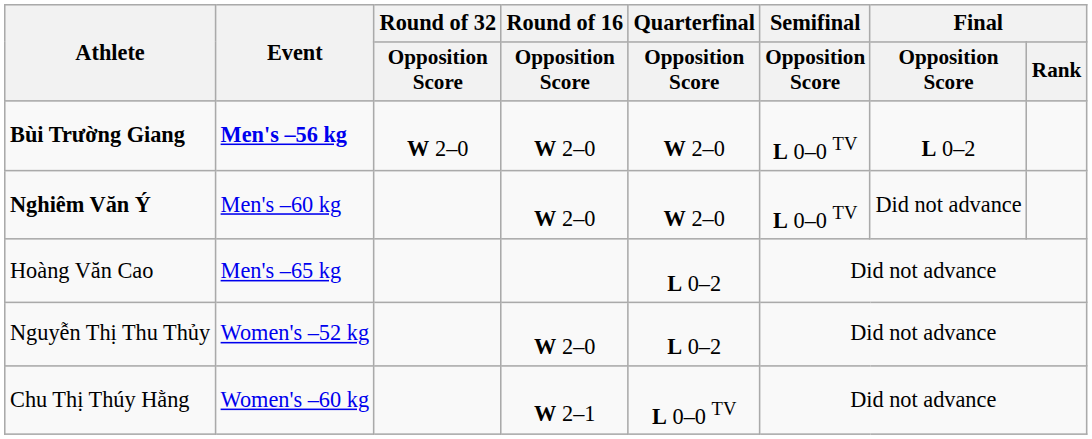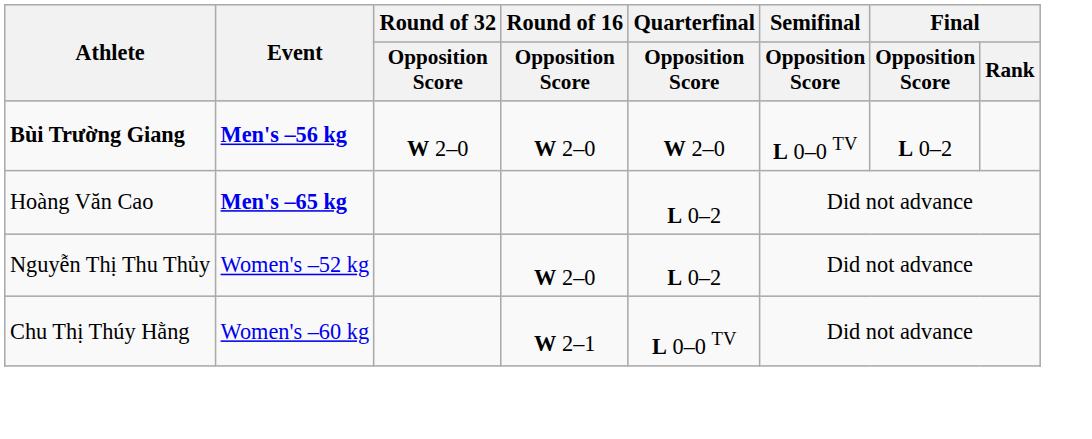- row: (80, 204)
(281, 271) normal -> (284, 201) bold
